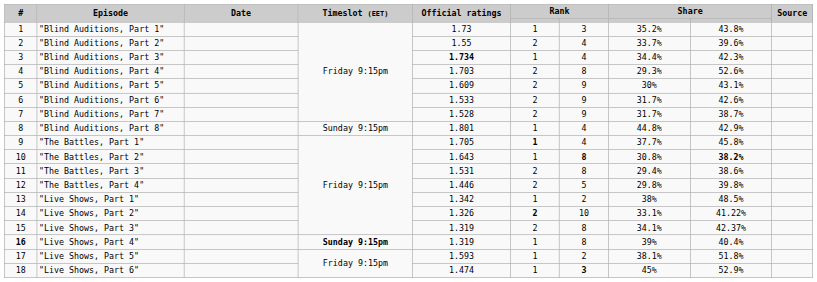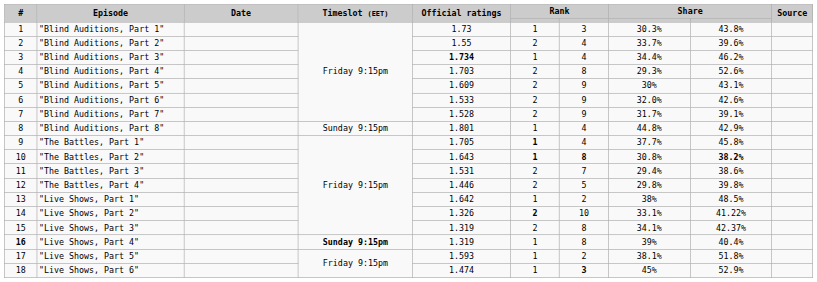(649, 29) 35.2% -> (649, 29) 30.3%
(731, 57) 42.3% -> (731, 57) 46.2%
(649, 100) 31.7% -> (649, 100) 32.0%
(731, 114) 38.7% -> (731, 114) 39.1%
(535, 157) normal -> (535, 157) bold
(584, 171) 8 -> (584, 171) 7
(462, 199) 1.342 -> (462, 199) 1.642
